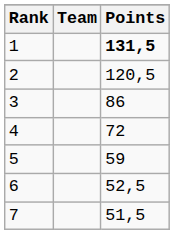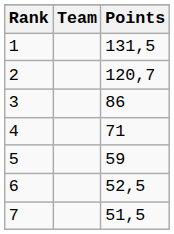(130, 47) bold -> (130, 47) normal
(130, 75) 120,5 -> (130, 75) 120,7
(115, 131) 72 -> (115, 131) 71
